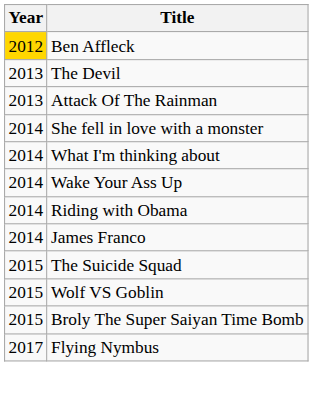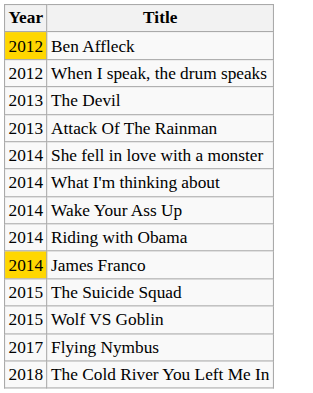+ row: (159, 73)
(26, 237) no background -> (26, 264) gold background
- row: (177, 319)
+ row: (160, 374)
